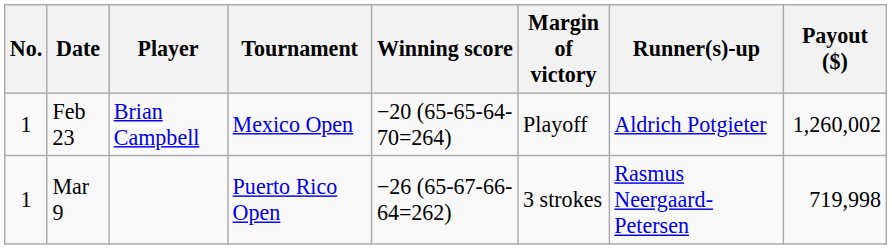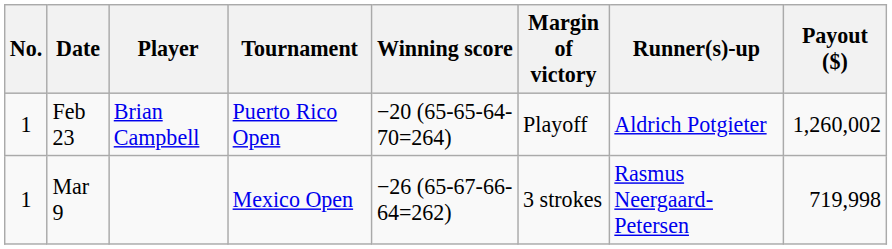(293, 124) Mexico Open -> (285, 124) Puerto Rico Open
(285, 199) Puerto Rico Open -> (293, 199) Mexico Open
